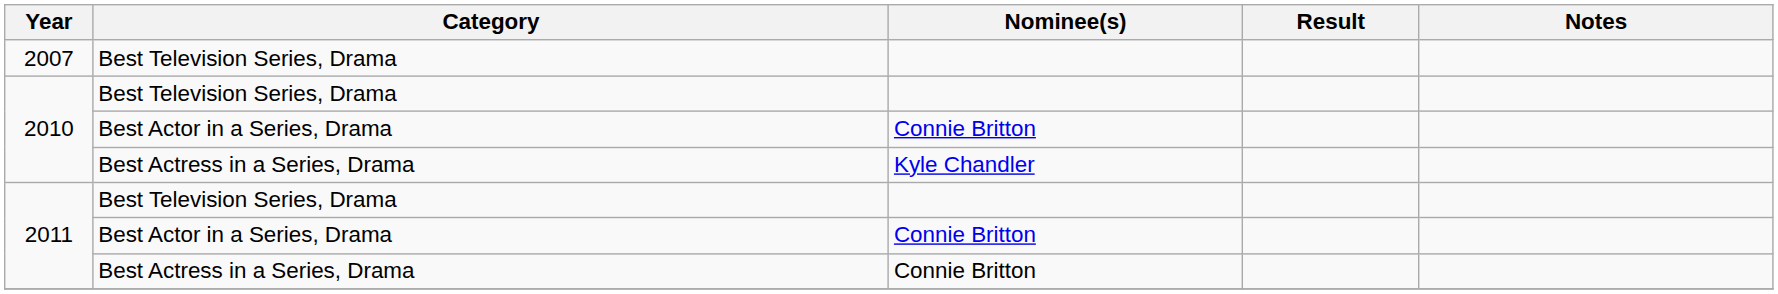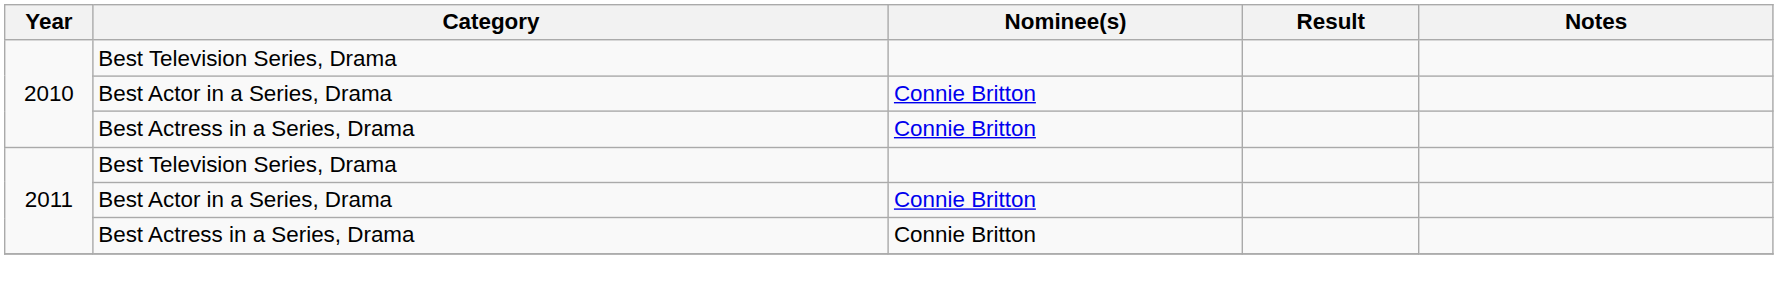- row: (49, 57)
(964, 164) Kyle Chandler -> (965, 128) Connie Britton
